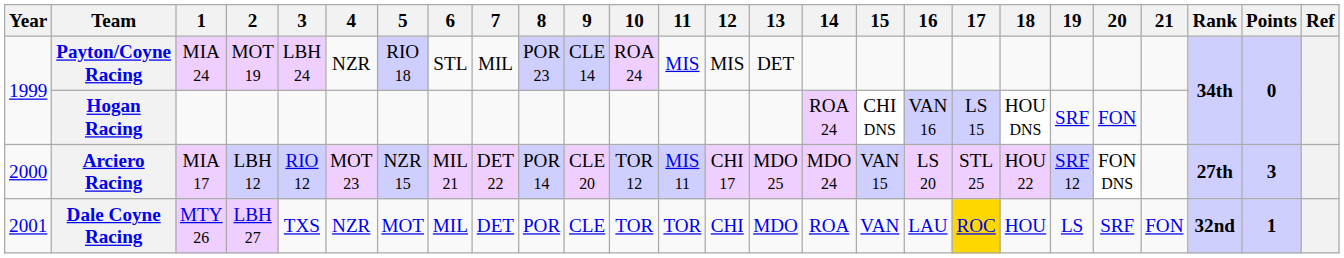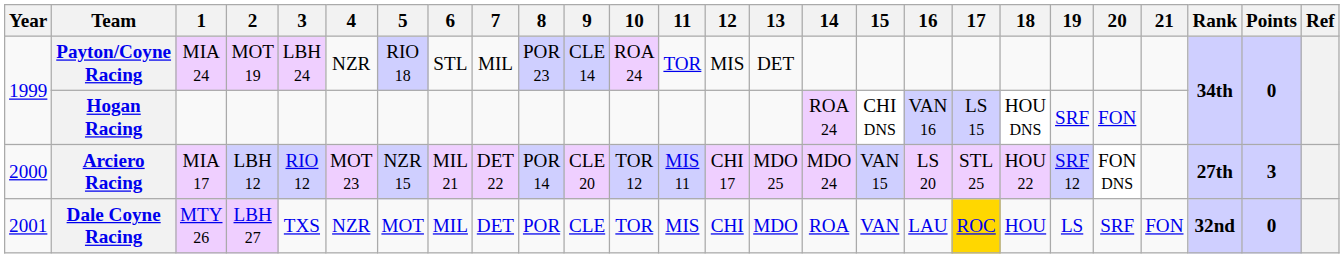(682, 63) MIS -> (682, 63) TOR
(682, 226) TOR -> (682, 226) MIS
(1272, 226) 1 -> (1272, 226) 0
